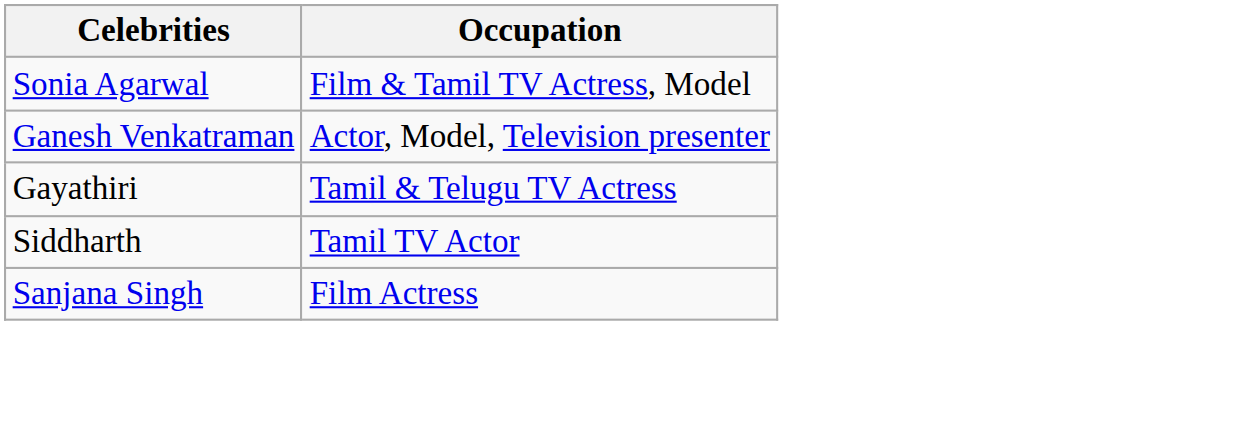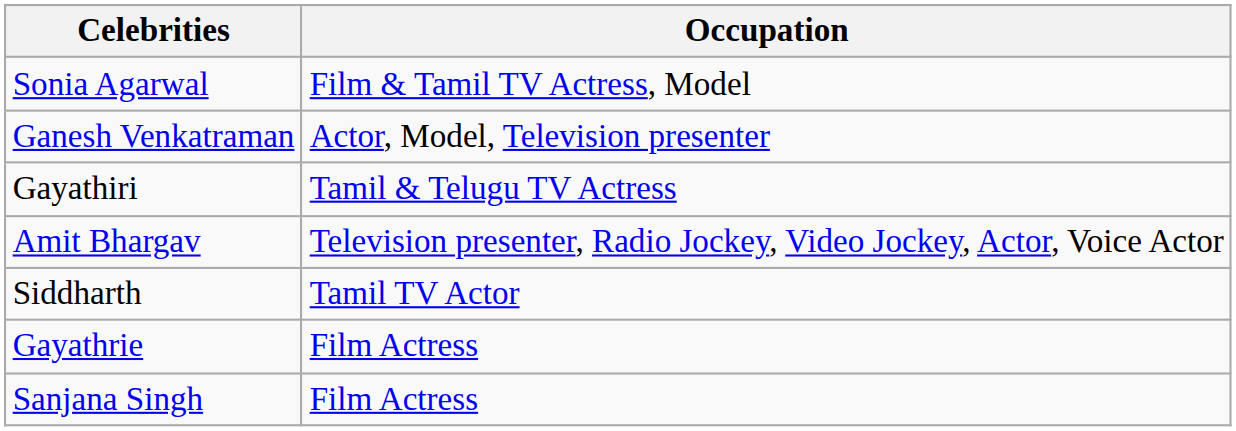+ row: (107, 240)
+ row: (78, 345)
